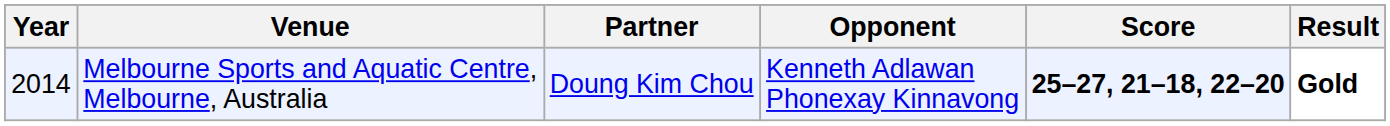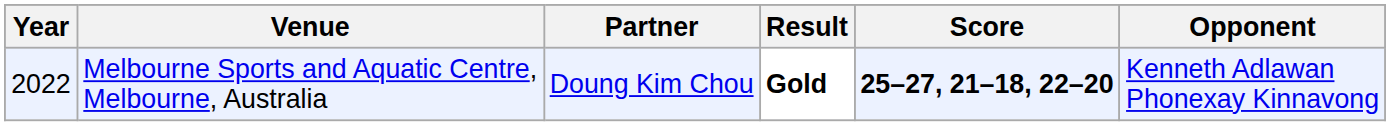columns swapped: (893, 26) <-> (1338, 26)
(41, 84) 2014 -> (41, 84) 2022
